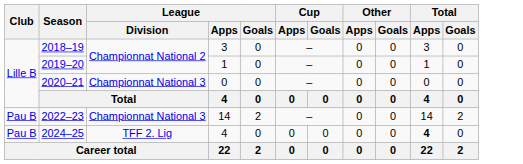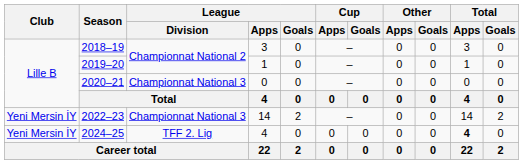(22, 116) Pau B -> (42, 116) Yeni Mersin İY
(22, 133) Pau B -> (42, 133) Yeni Mersin İY
